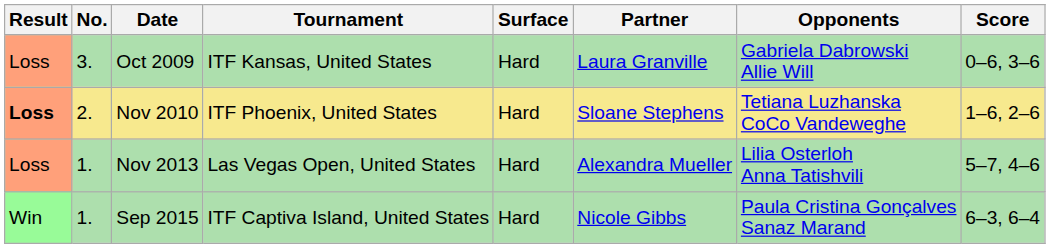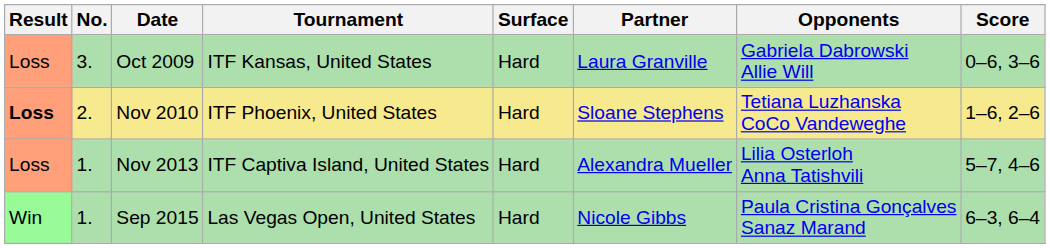(341, 165) Las Vegas Open, United States -> (348, 165) ITF Captiva Island, United States
(348, 217) ITF Captiva Island, United States -> (341, 217) Las Vegas Open, United States
